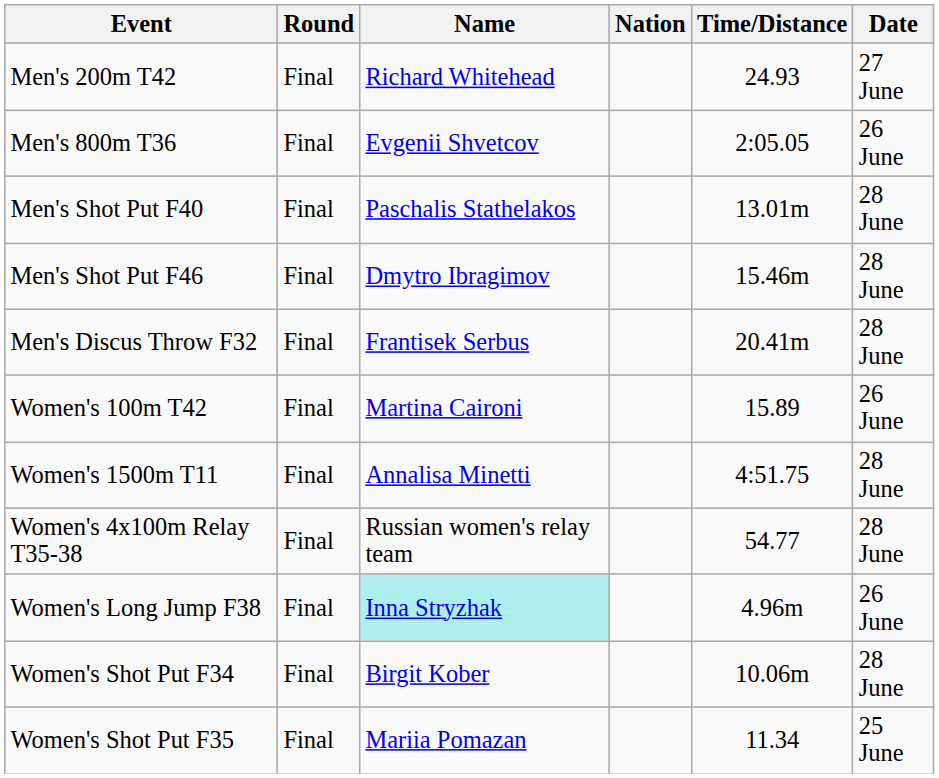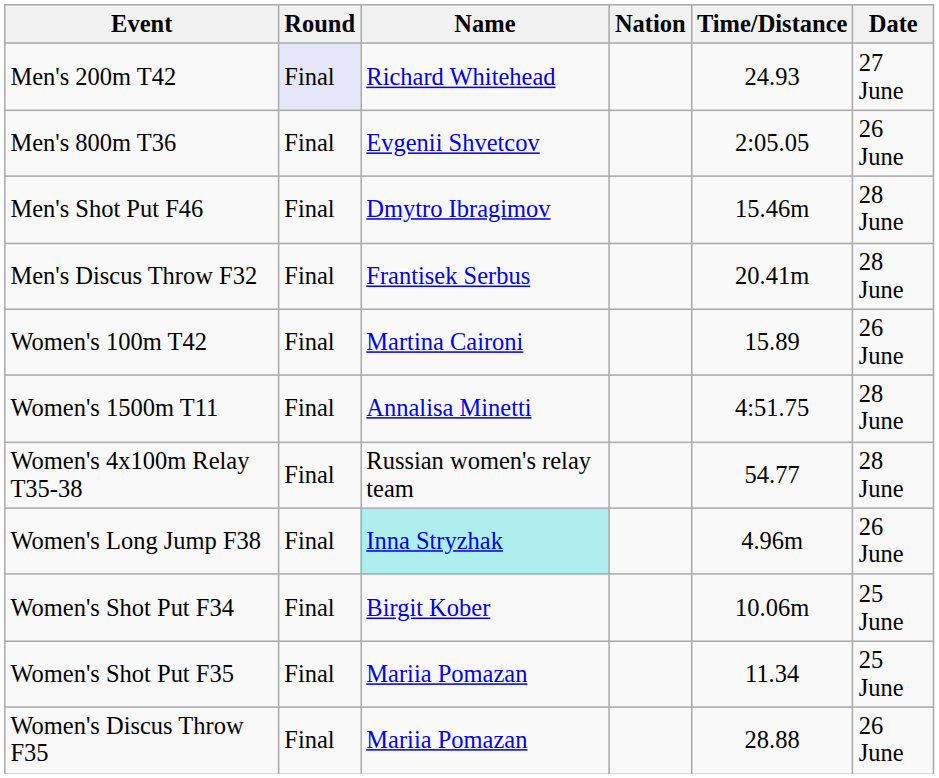(309, 76) no background -> (309, 76) lavender background
- row: (107, 209)
(881, 673) 28 June -> (881, 607) 25 June
+ row: (127, 740)
